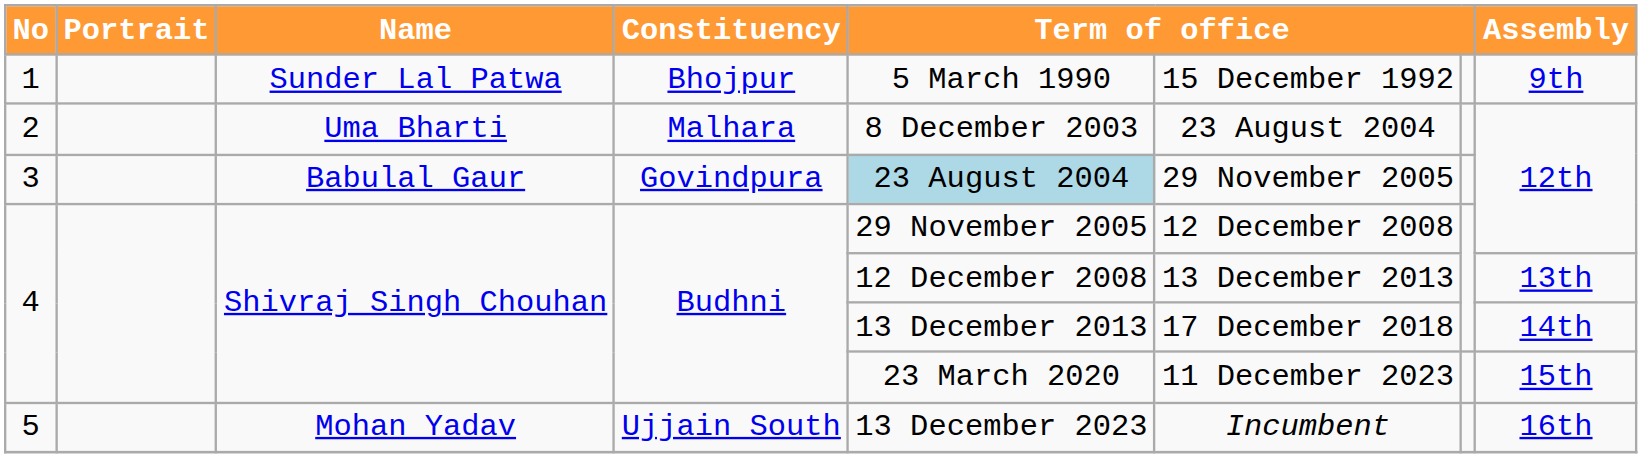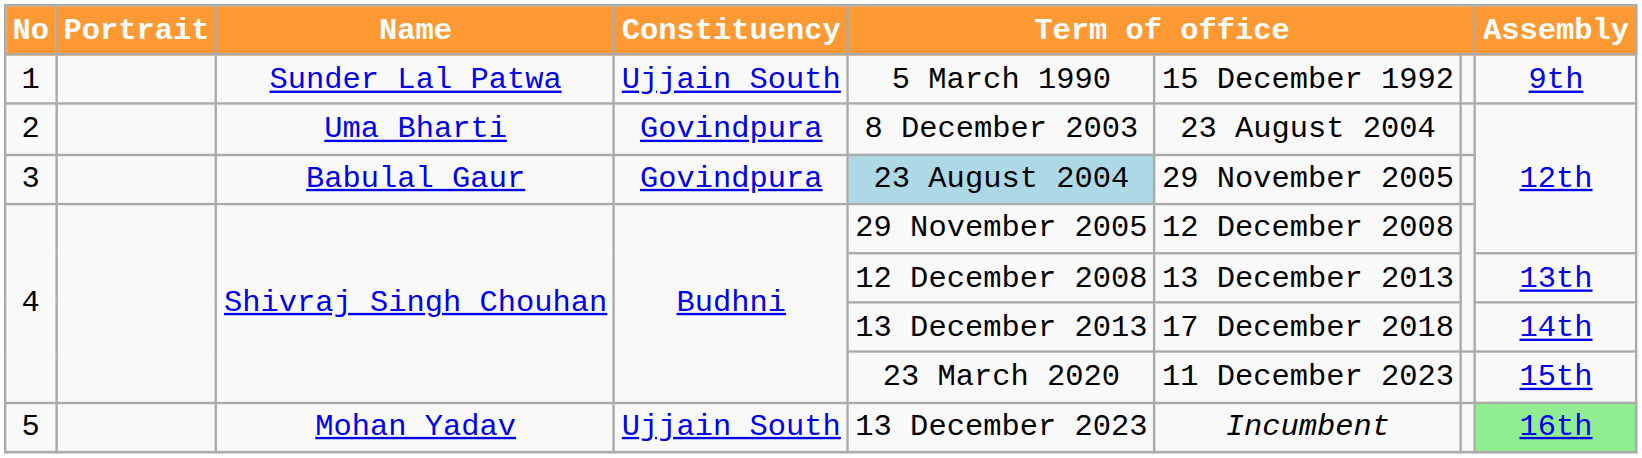(731, 80) Bhojpur -> (731, 80) Ujjain South
(731, 129) Malhara -> (731, 129) Govindpura
(1556, 427) no background -> (1556, 427) lightgreen background
